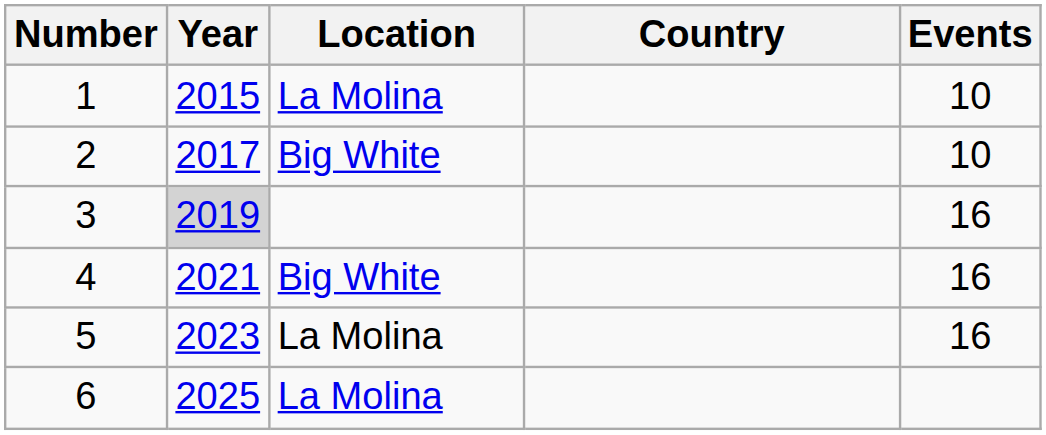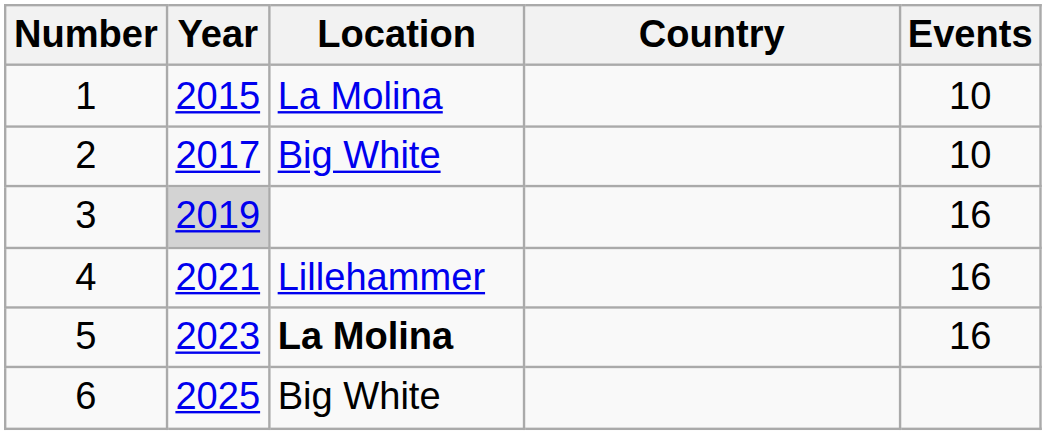(359, 276) Big White -> (381, 276) Lillehammer
(360, 336) normal -> (365, 336) bold
(360, 397) La Molina -> (359, 397) Big White
